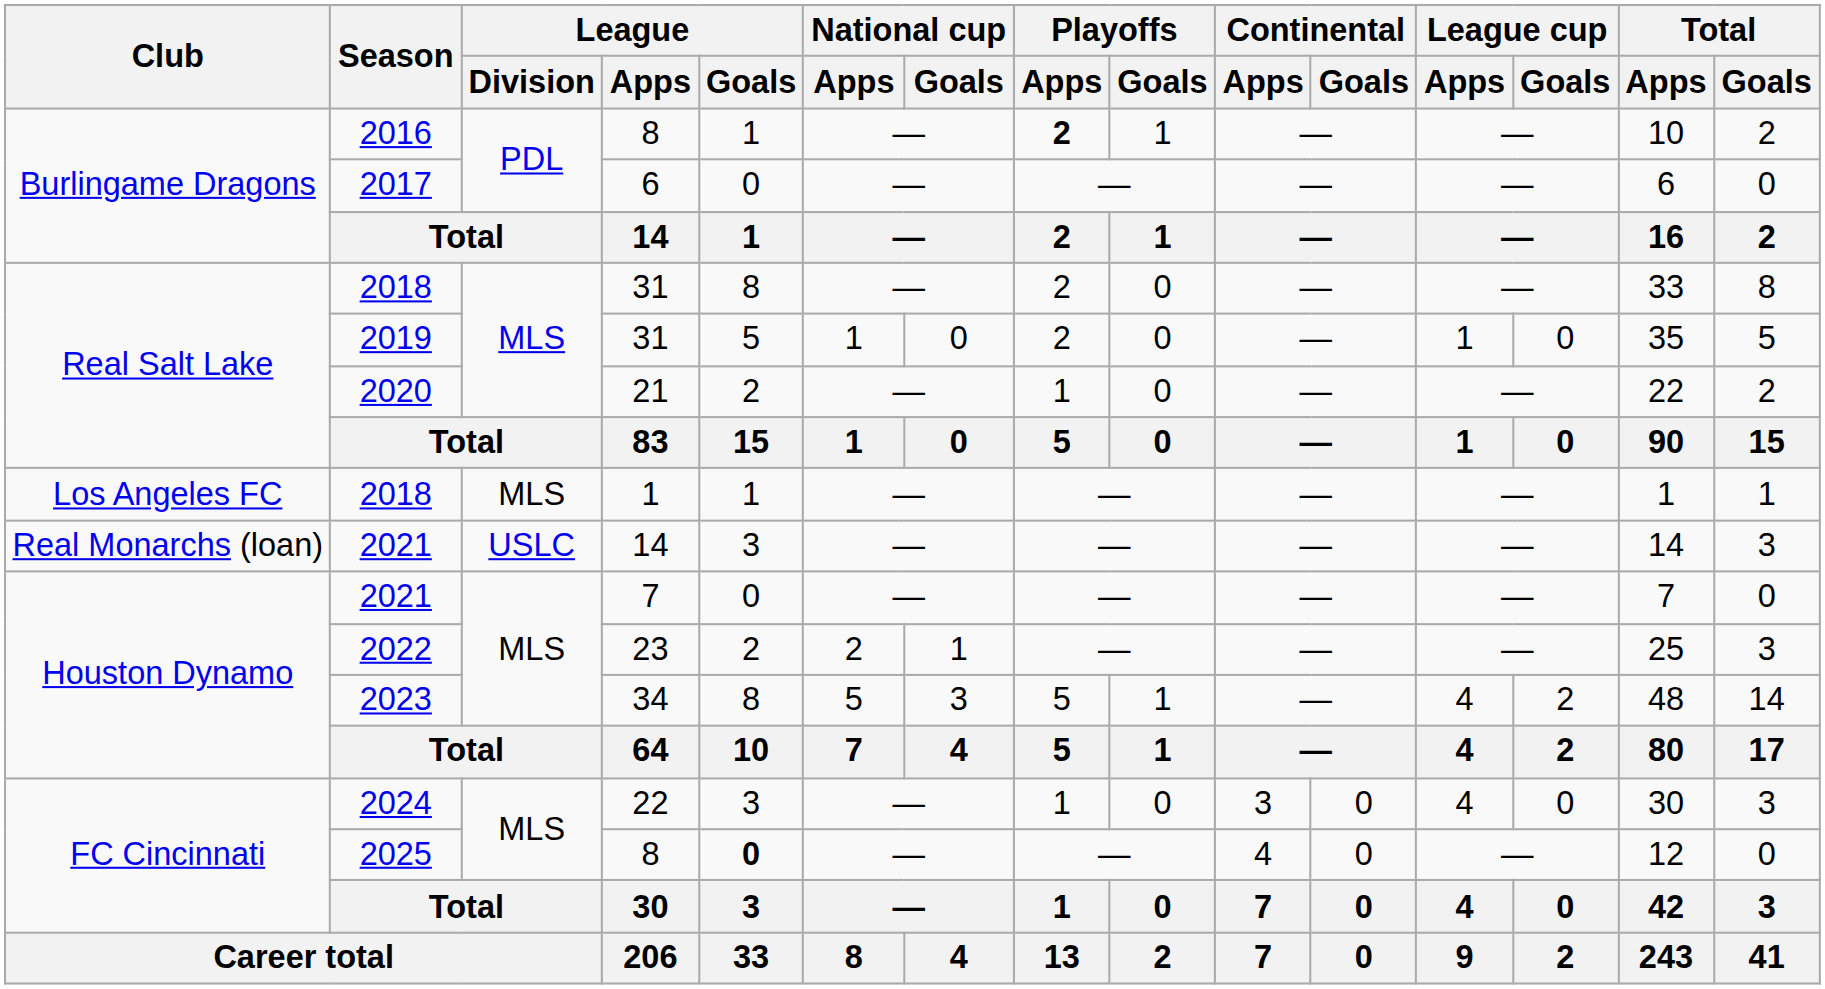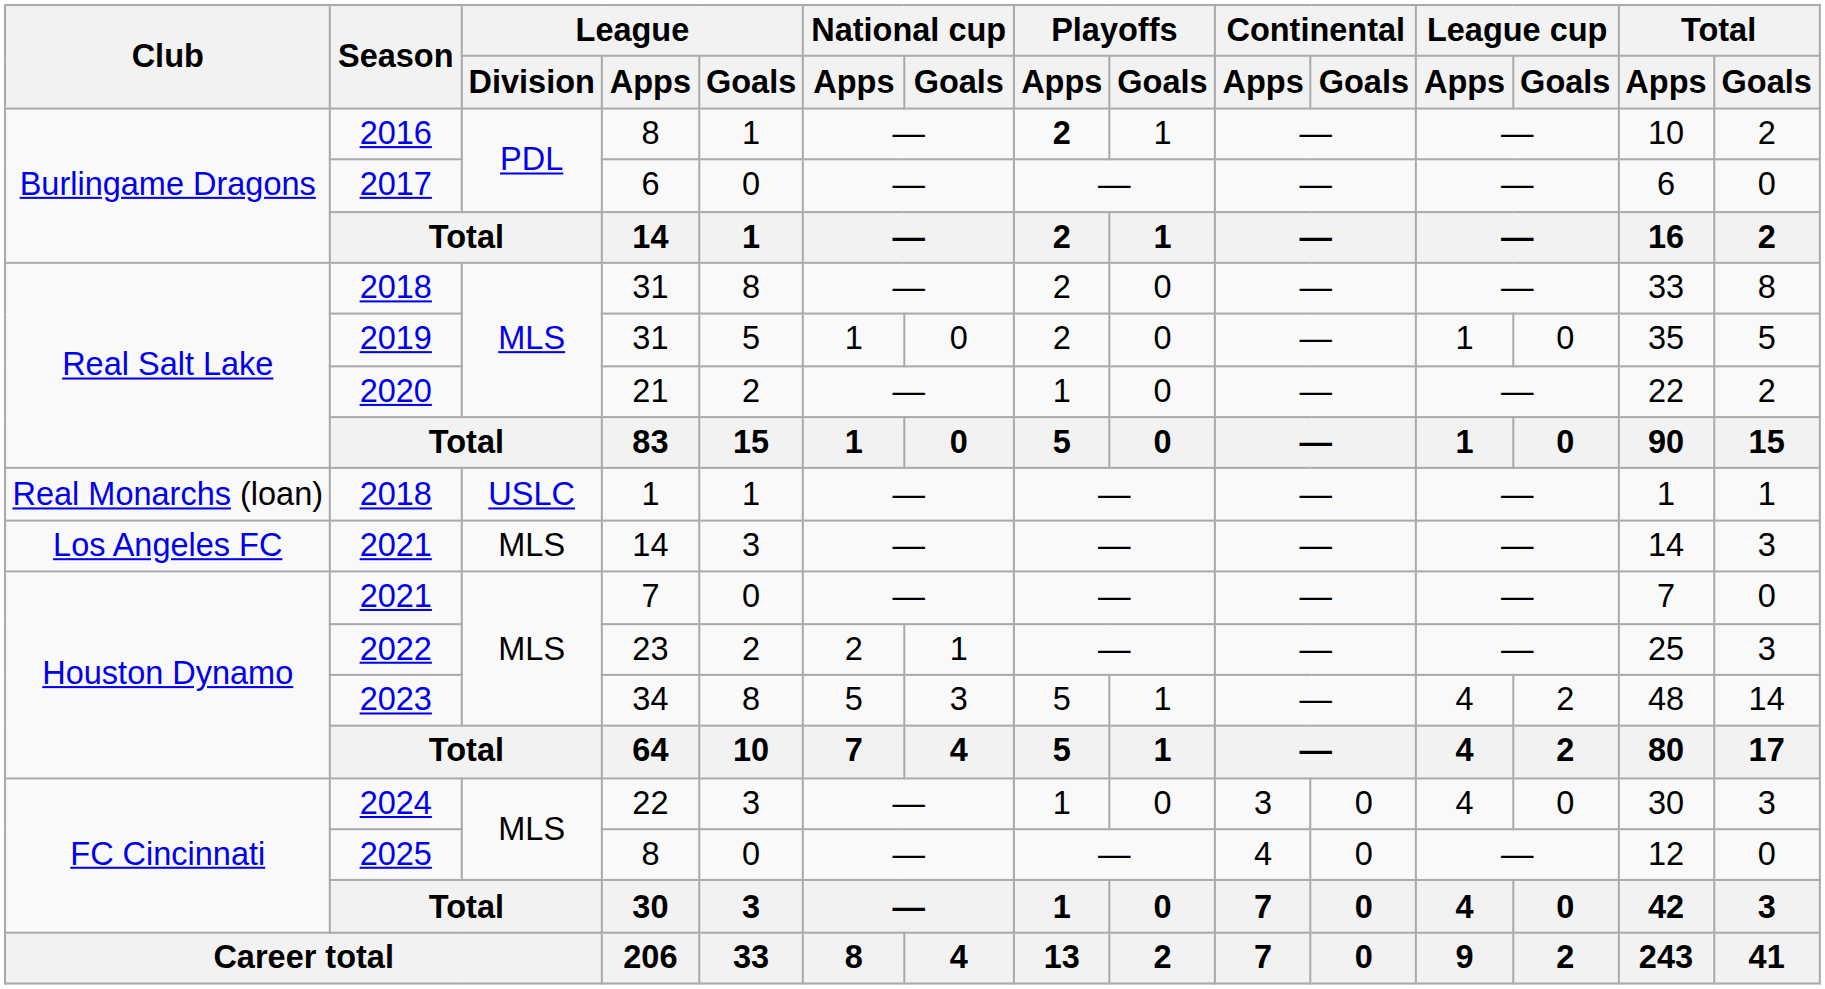(168, 493) Los Angeles FC -> (168, 493) Real Monarchs (loan)
(532, 493) MLS -> (532, 493) USLC
(168, 545) Real Monarchs (loan) -> (168, 545) Los Angeles FC
(532, 545) USLC -> (532, 545) MLS
(751, 854) bold -> (751, 854) normal
